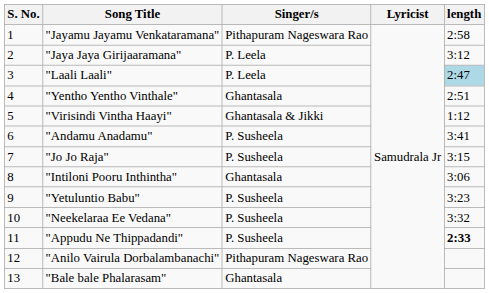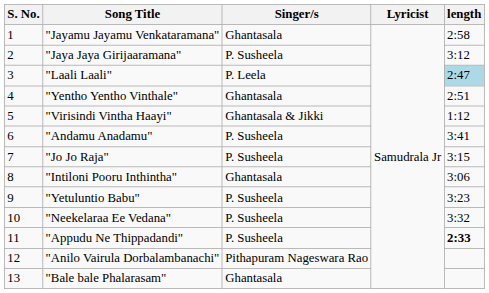(297, 34) Pithapuram Nageswara Rao -> (254, 34) Ghantasala
(246, 55) P. Leela -> (254, 55) P. Susheela
